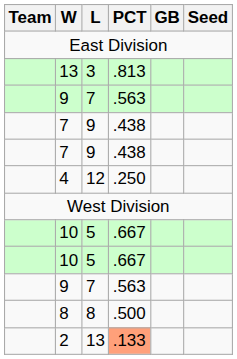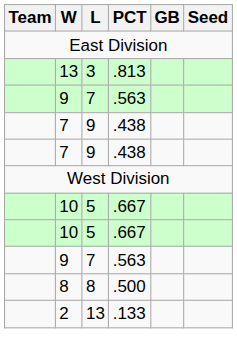- row: (64, 179)
(129, 340) lightsalmon background -> (129, 313) no background
